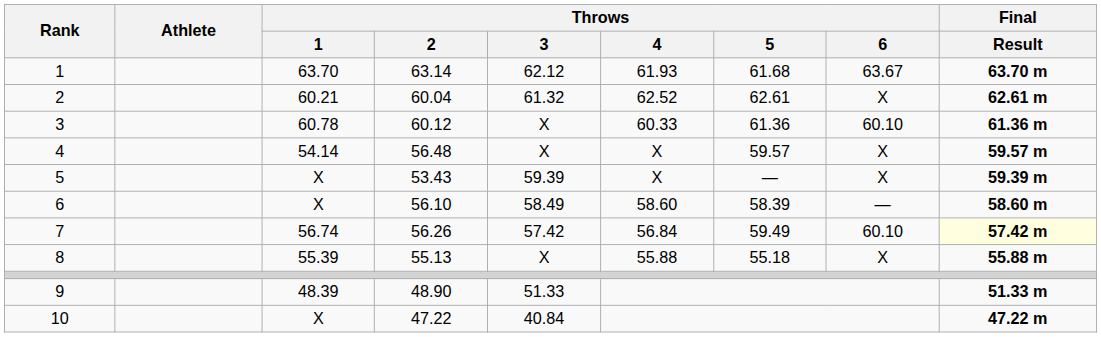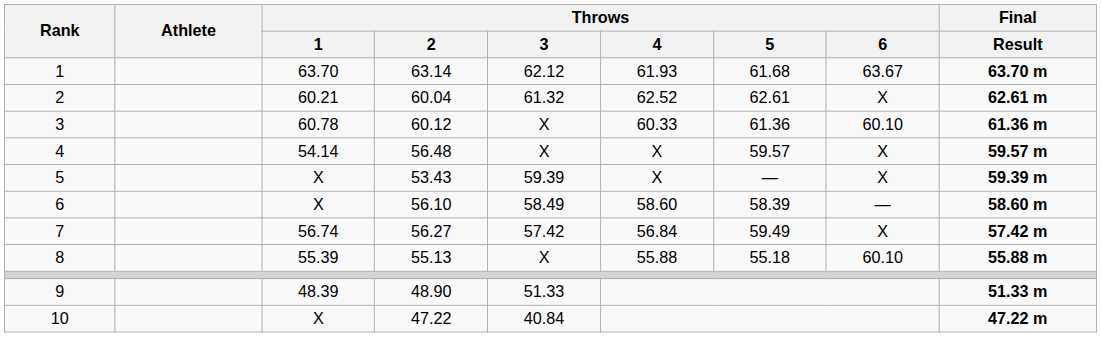(431, 231) 56.26 -> (431, 231) 56.27
(883, 231) 60.10 -> (883, 231) X
(1018, 231) lightyellow background -> (1018, 231) no background
(883, 257) X -> (883, 257) 60.10
